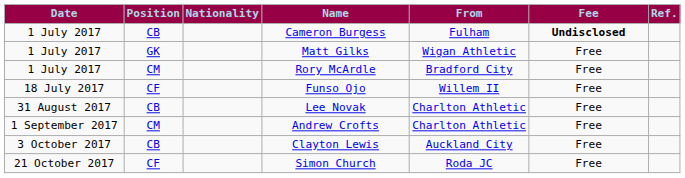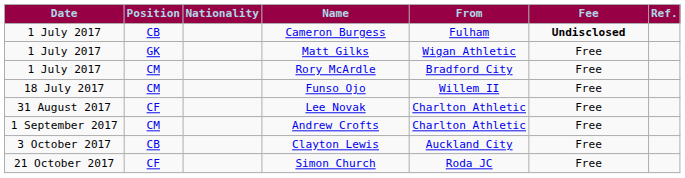(153, 88) CF -> (153, 88) CM
(153, 107) CB -> (153, 107) CF
